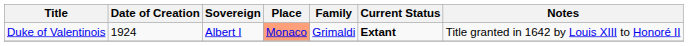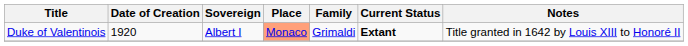(124, 31) 1924 -> (124, 31) 1920
